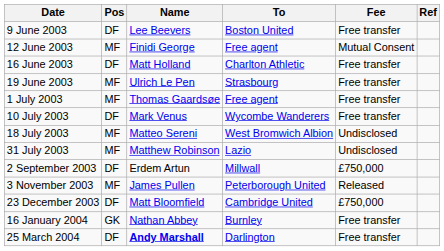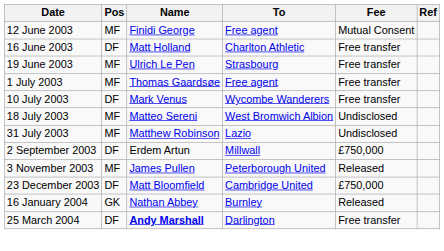- row: (37, 30)
(369, 220) Free transfer -> (361, 202) Released
